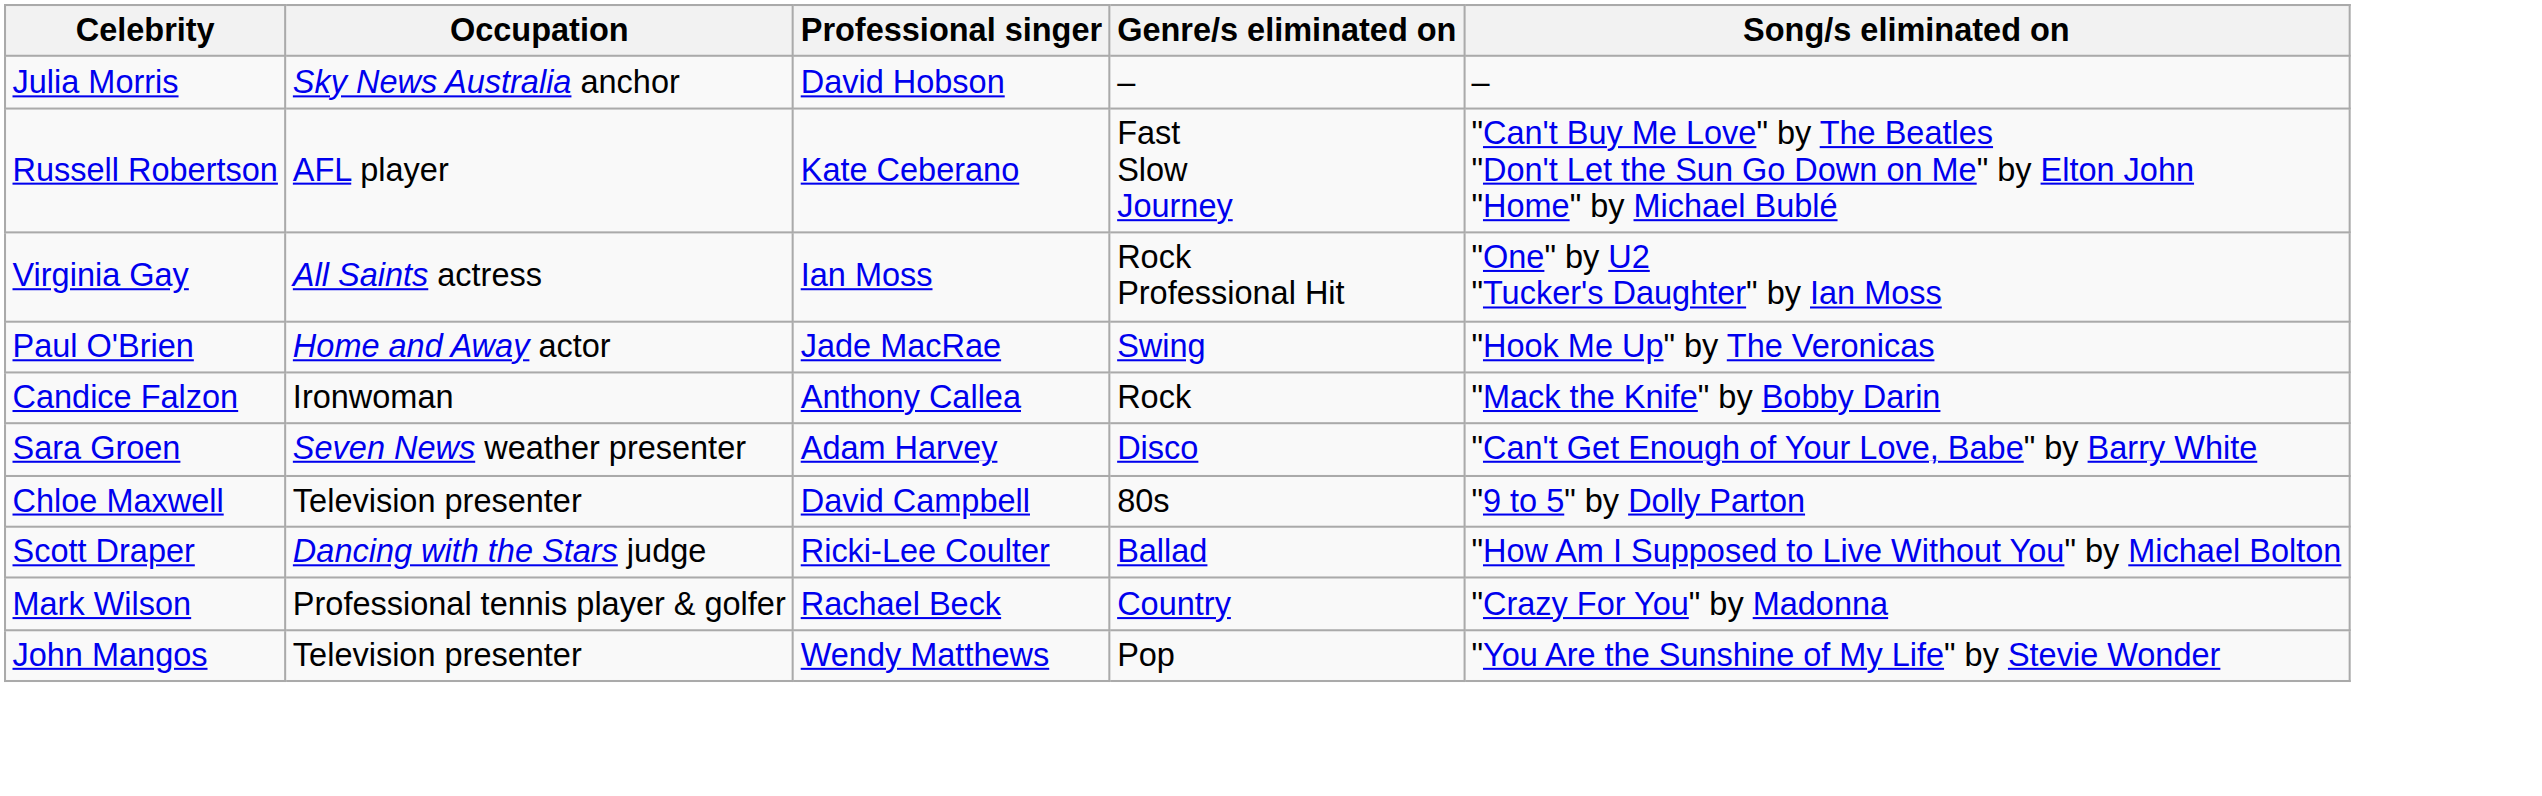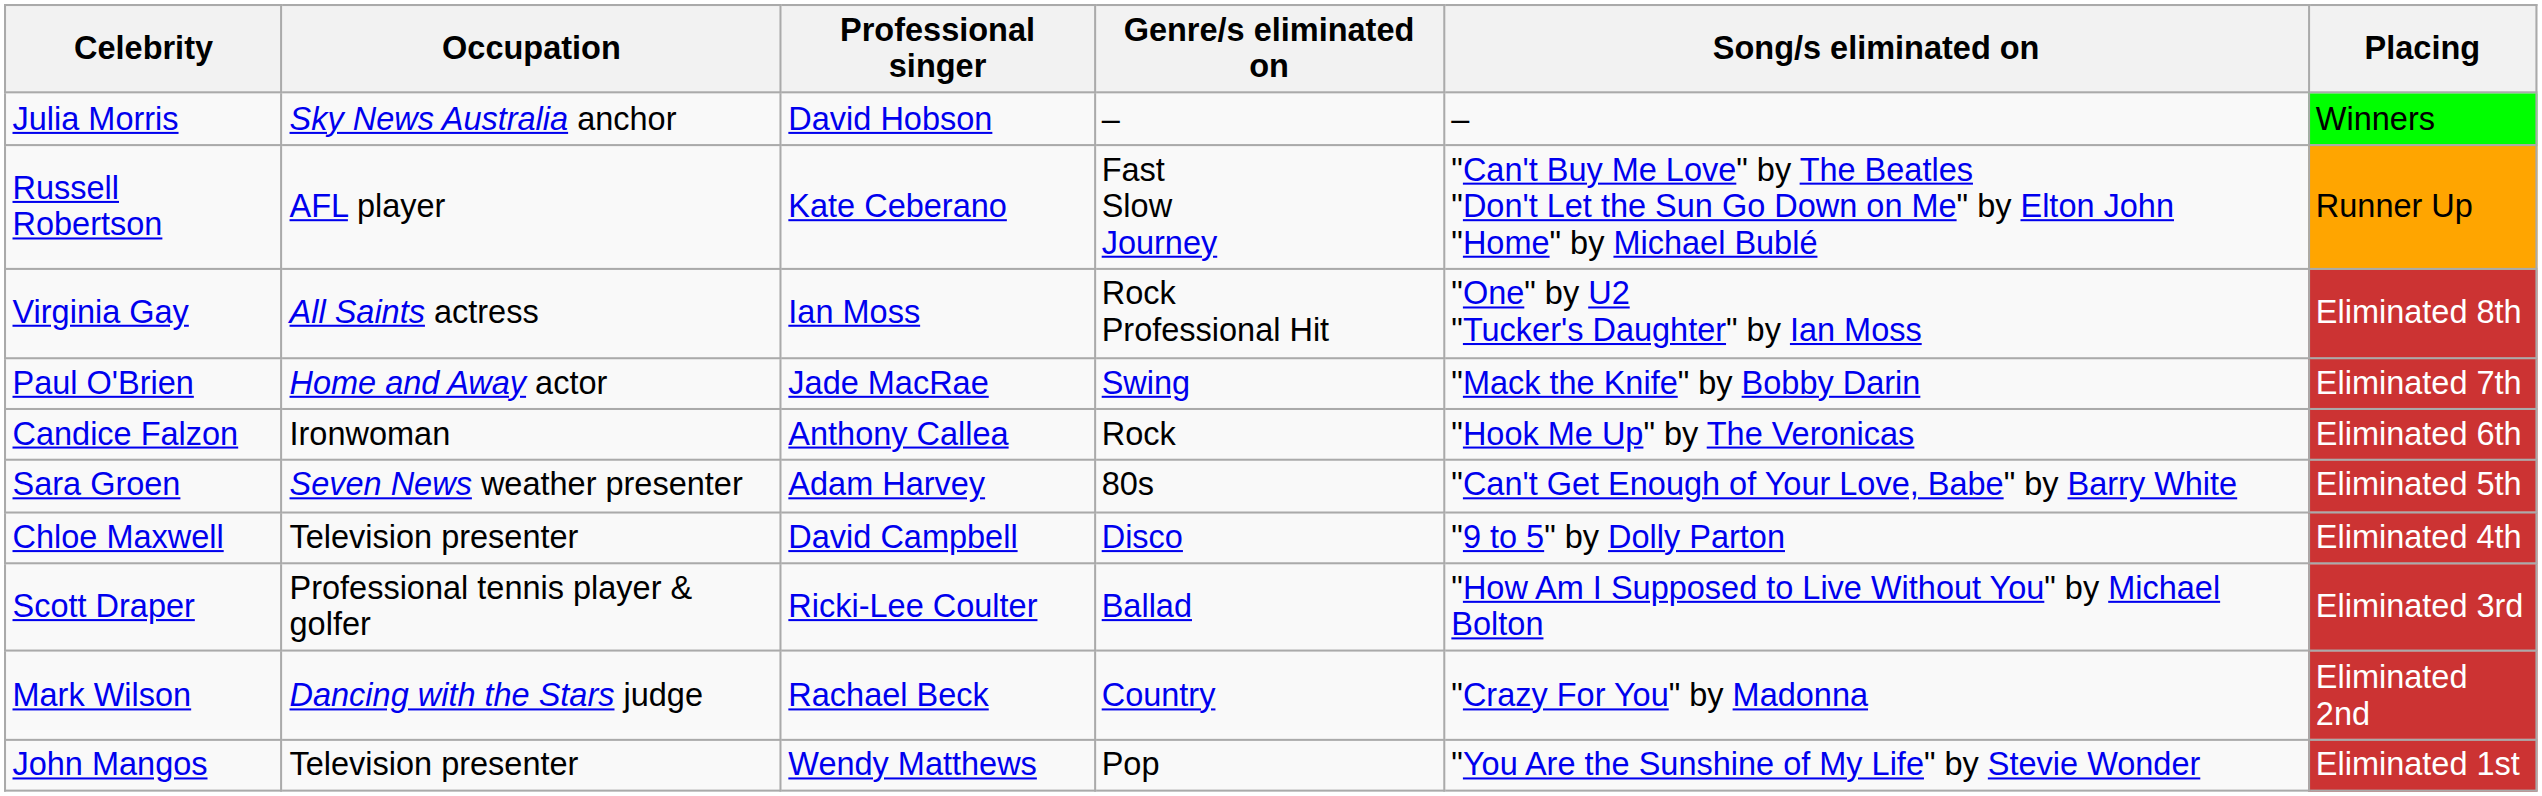+ column: (2422, 48)
(1703, 345) "Hook Me Up" by The Veronicas -> (1686, 382) "Mack the Knife" by Bobby Darin
(1706, 397) "Mack the Knife" by Bobby Darin -> (1683, 433) "Hook Me Up" by The Veronicas
(1158, 448) Disco -> (1128, 485) 80s
(1143, 500) 80s -> (1142, 536) Disco
(500, 551) Dancing with the Stars judge -> (491, 606) Professional tennis player & golfer
(539, 603) Professional tennis player & golfer -> (496, 694) Dancing with the Stars judge
